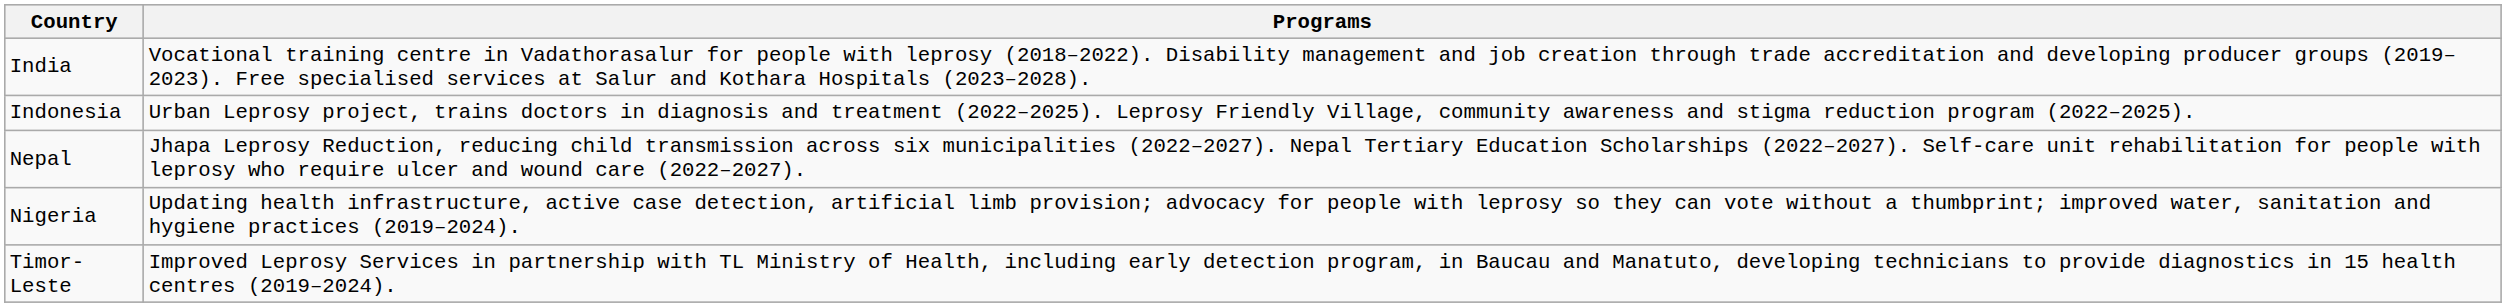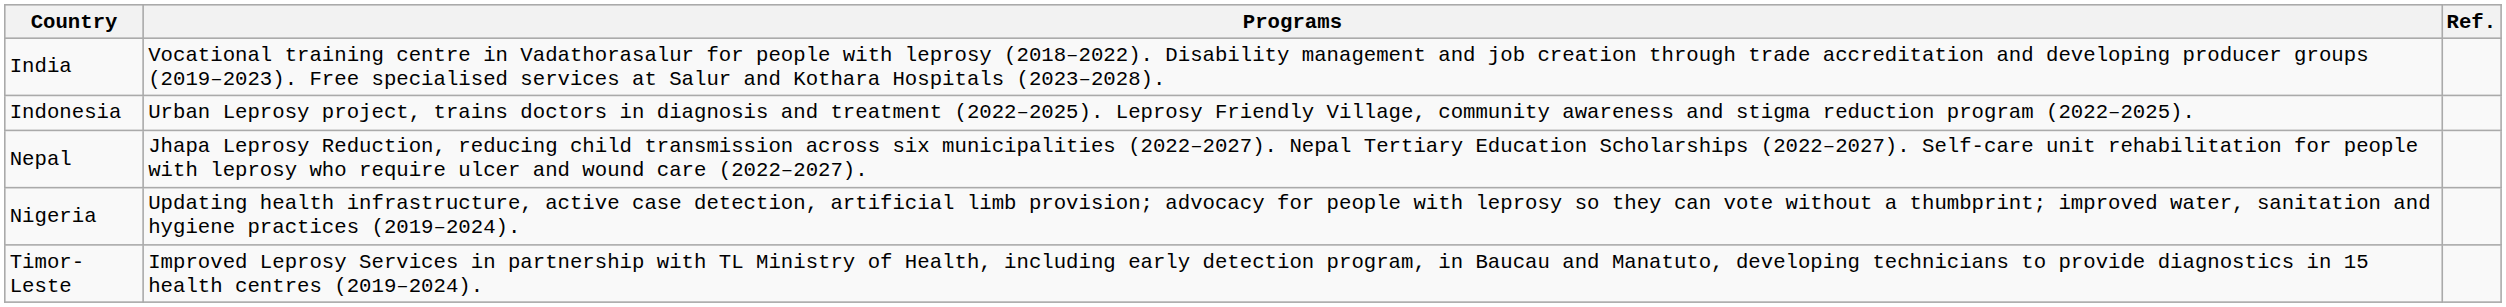+ column: (2471, 22)
